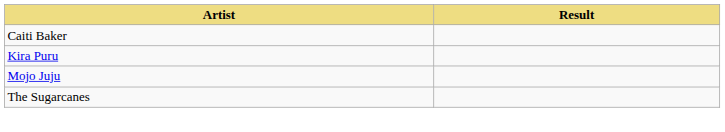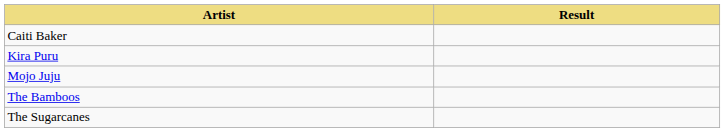+ row: (44, 96)
